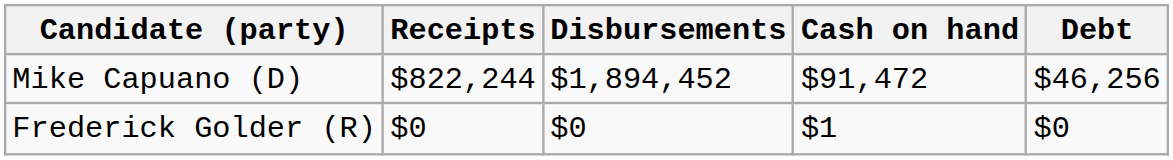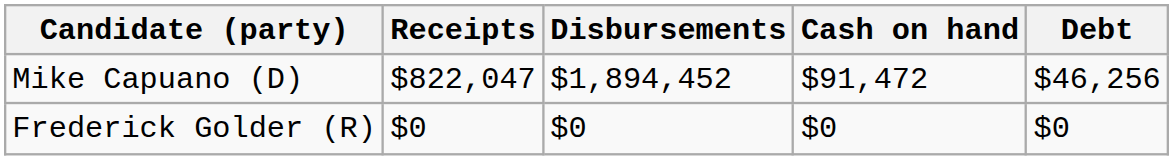(463, 79) $822,244 -> (463, 79) $822,047
(819, 129) $1 -> (819, 129) $0
